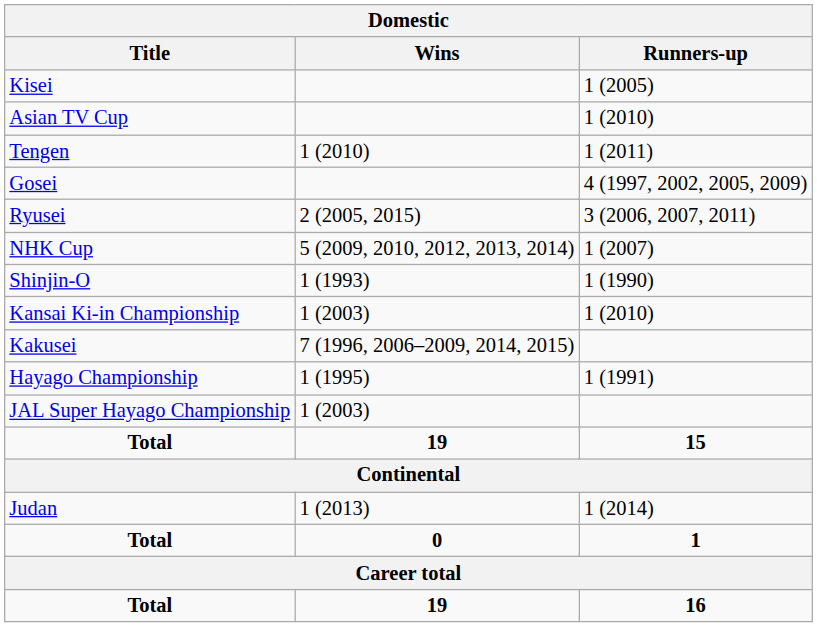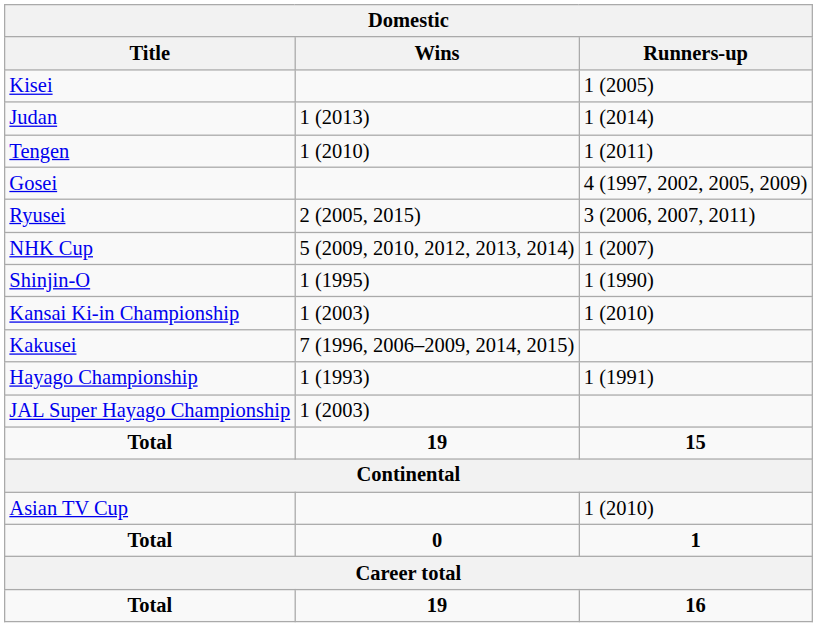rows swapped: (33, 507) <-> (69, 118)
(335, 280) 1 (1993) -> (335, 280) 1 (1995)
(335, 378) 1 (1995) -> (335, 378) 1 (1993)
